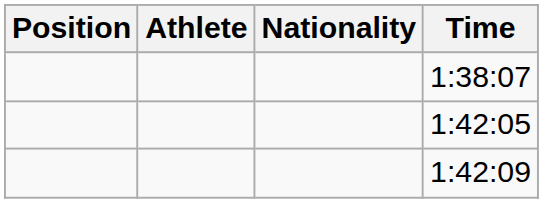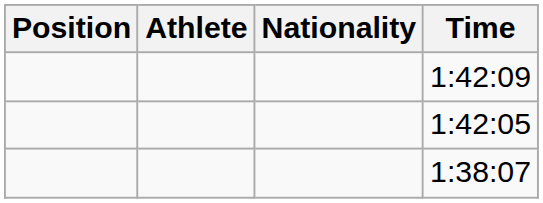rows swapped: (481, 76) <-> (481, 172)
